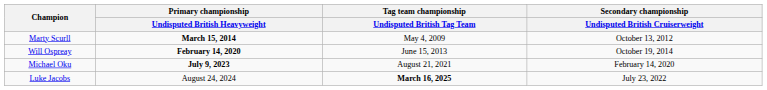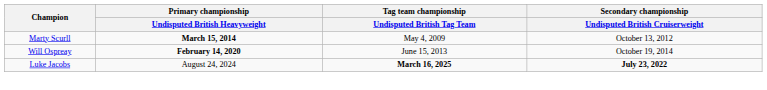- row: (50, 64)
(644, 78) normal -> (644, 64) bold
